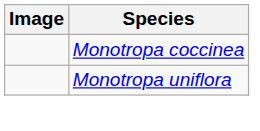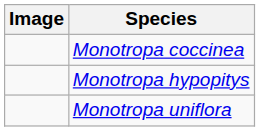+ row: (161, 79)
